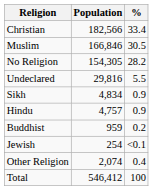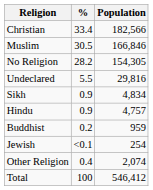columns swapped: (98, 12) <-> (136, 12)
